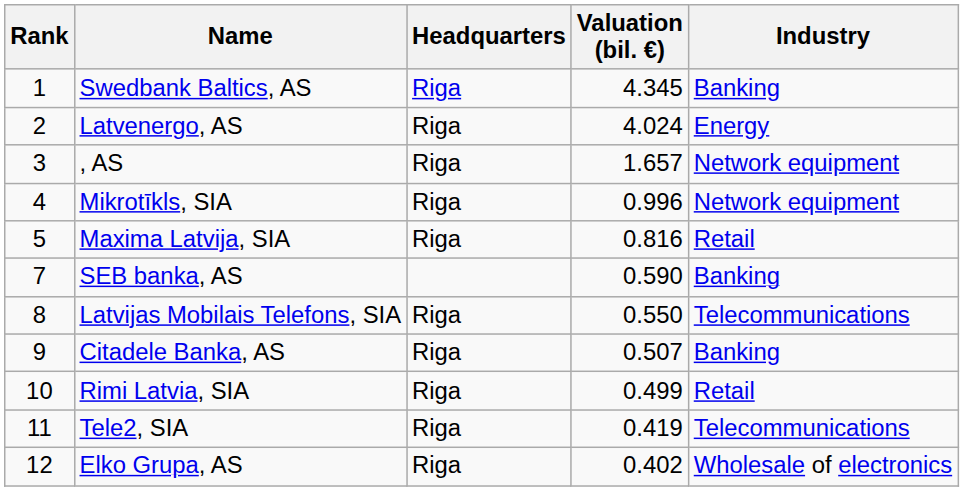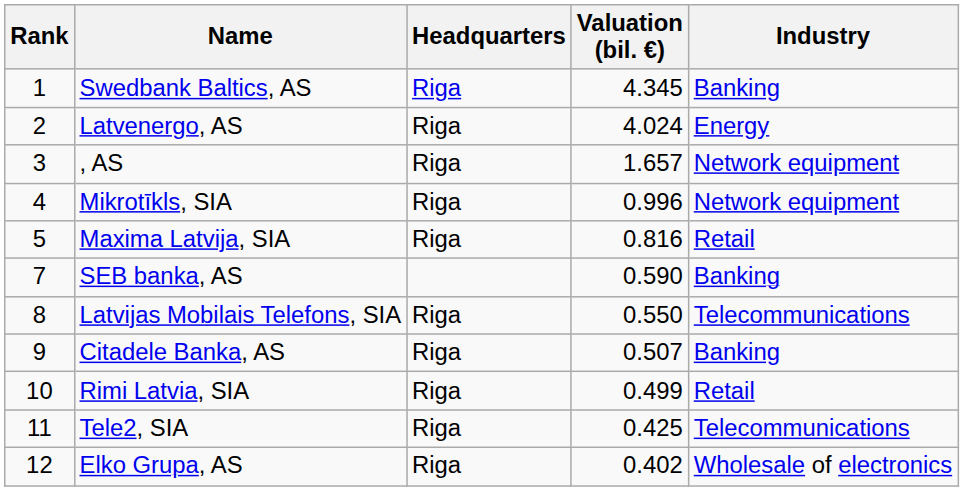(653, 428) 0.419 -> (653, 428) 0.425
